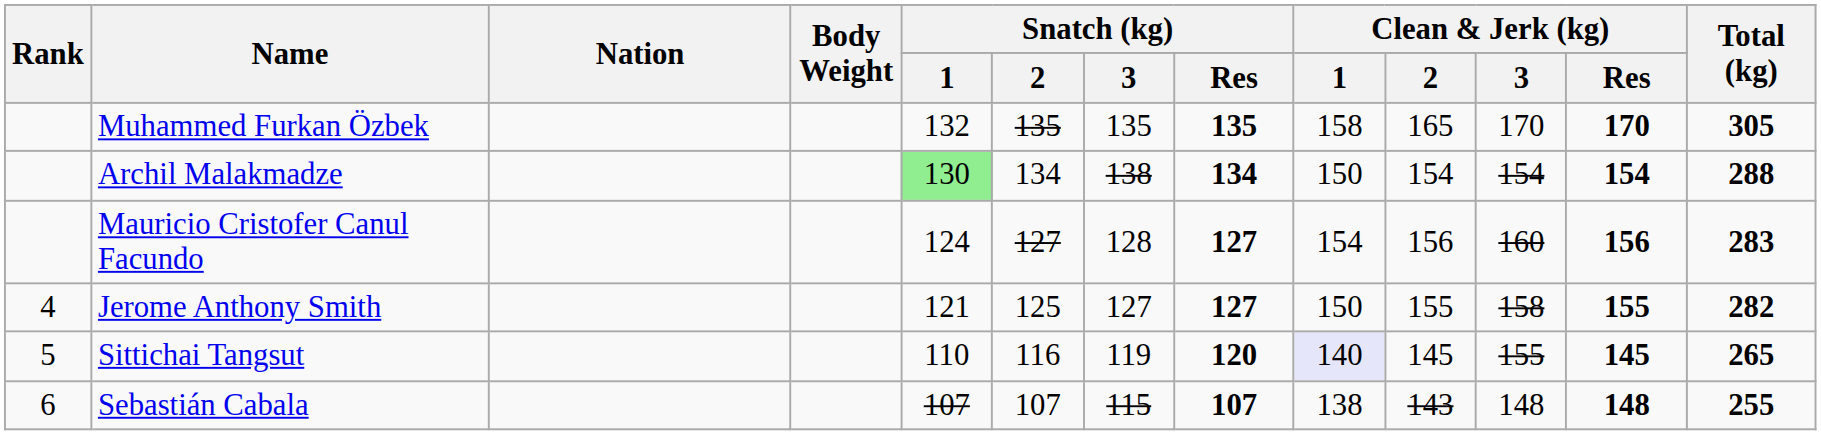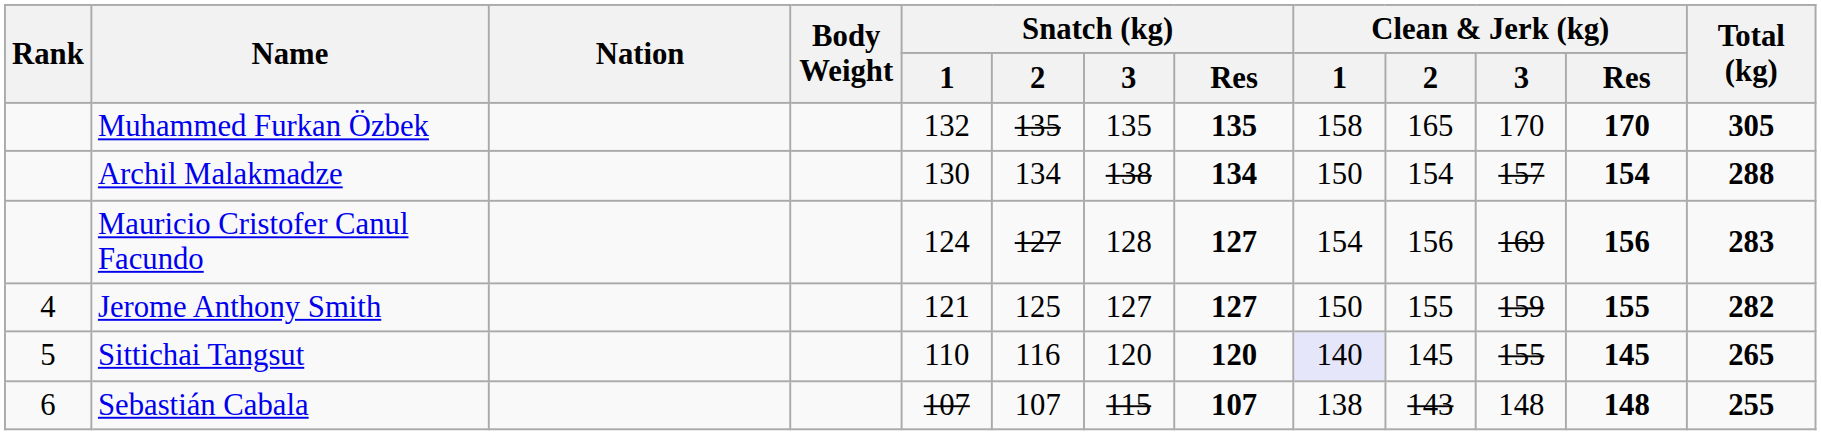(947, 175) lightgreen background -> (947, 175) no background
(1521, 175) 154 -> (1521, 175) 157
(1521, 241) 160 -> (1521, 241) 169
(1521, 307) 158 -> (1521, 307) 159
(1129, 355) 119 -> (1129, 355) 120
